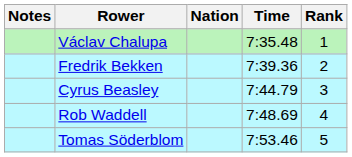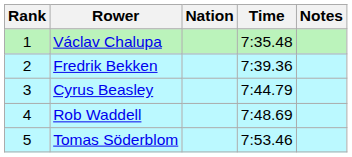columns swapped: (324, 16) <-> (30, 16)
